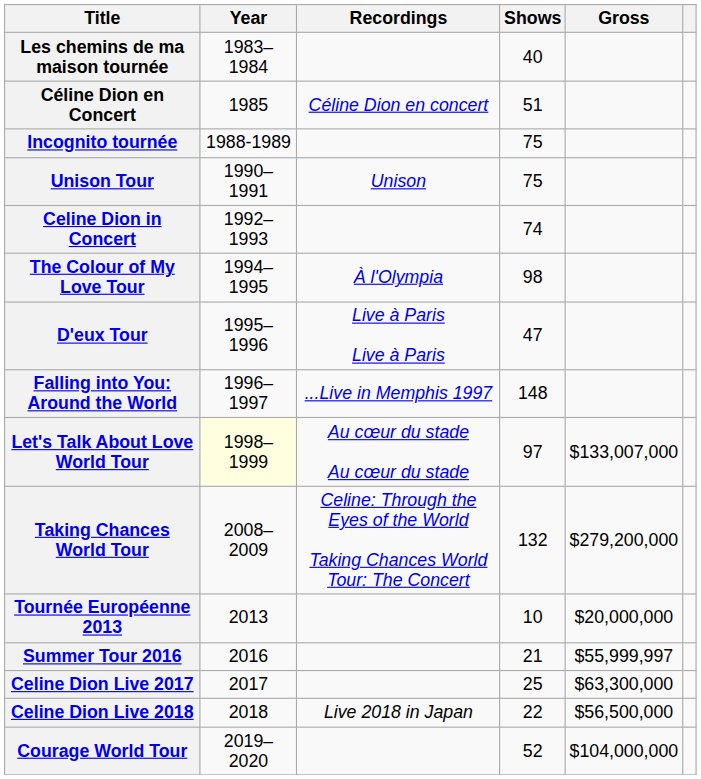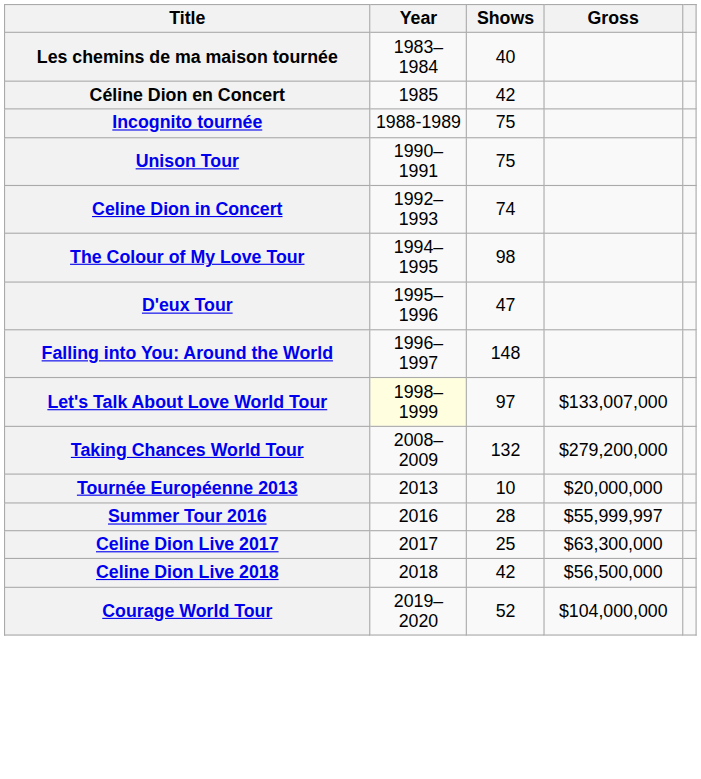- column: (398, 18)
(533, 104) 51 -> (506, 94) 42
(533, 656) 21 -> (506, 516) 28
(533, 712) 22 -> (506, 572) 42
